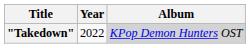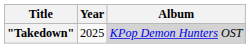(92, 33) 2022 -> (92, 33) 2025
